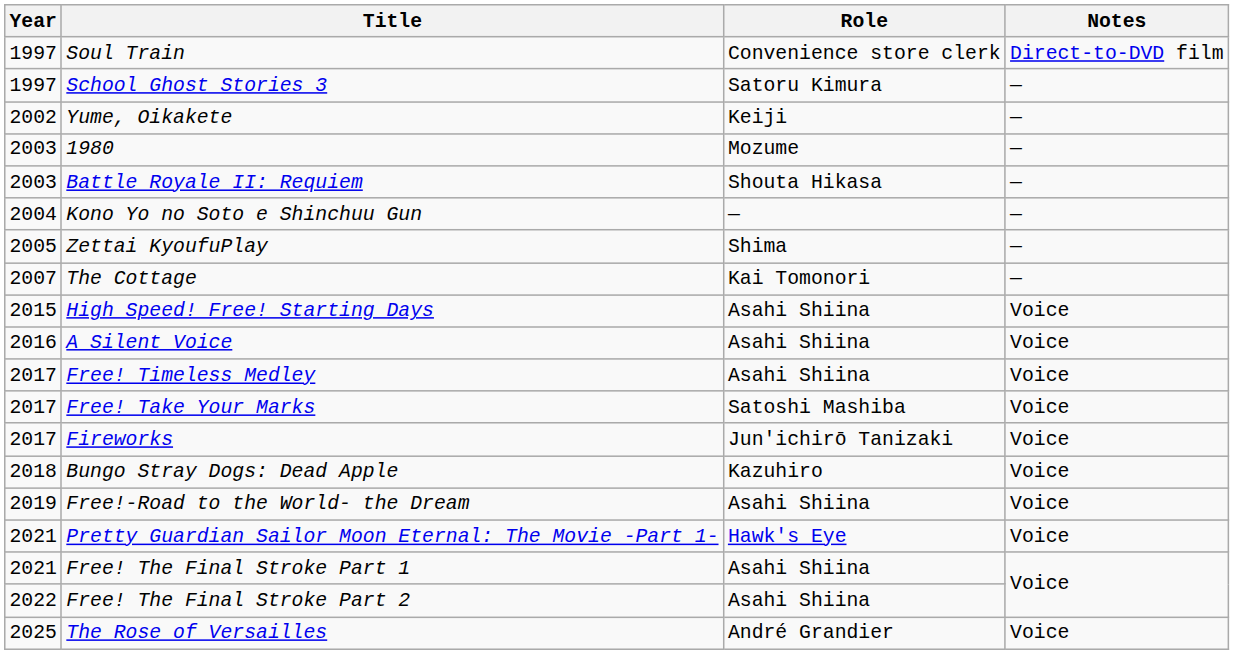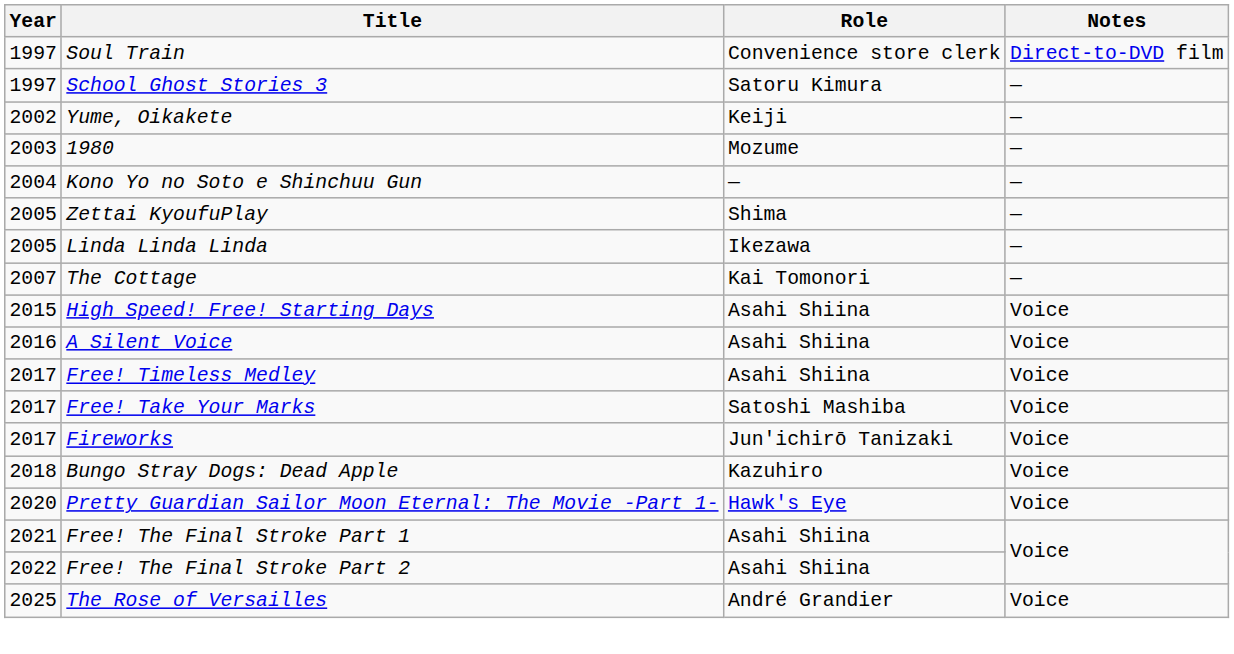- row: (215, 182)
+ row: (167, 246)
- row: (268, 504)
(33, 536) 2021 -> (33, 504) 2020
